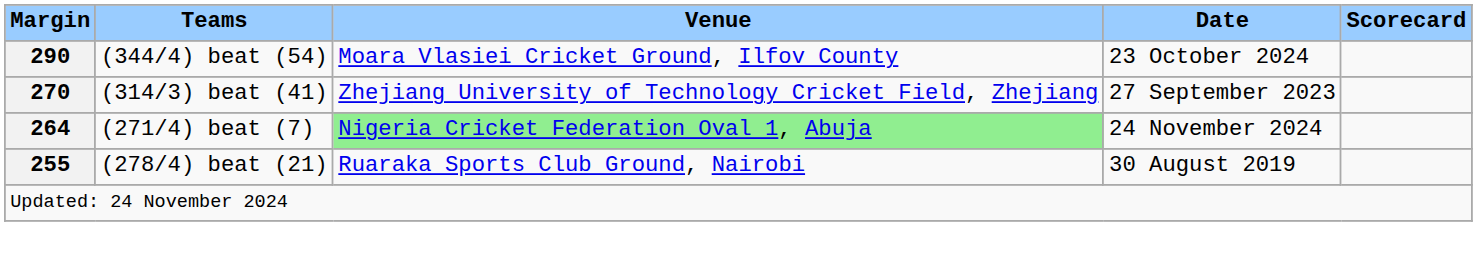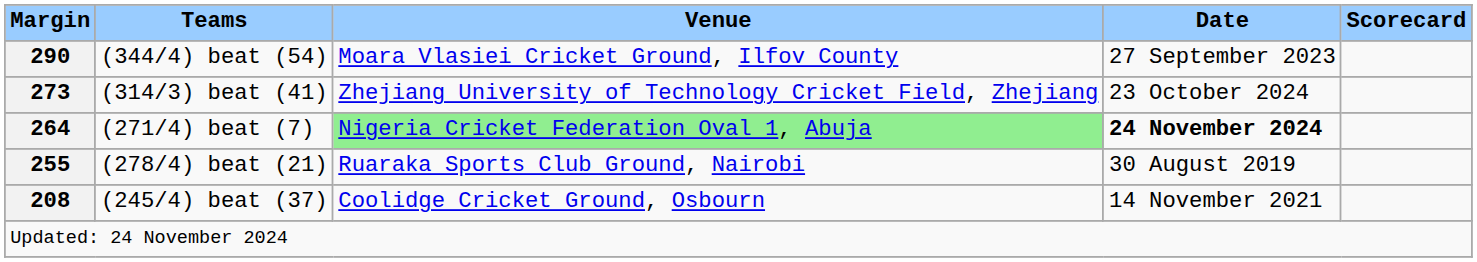(1209, 59) 23 October 2024 -> (1222, 59) 27 September 2023
(50, 95) 270 -> (50, 95) 273
(1222, 95) 27 September 2023 -> (1209, 95) 23 October 2024
(1216, 131) normal -> (1216, 131) bold
+ row: (214, 203)
